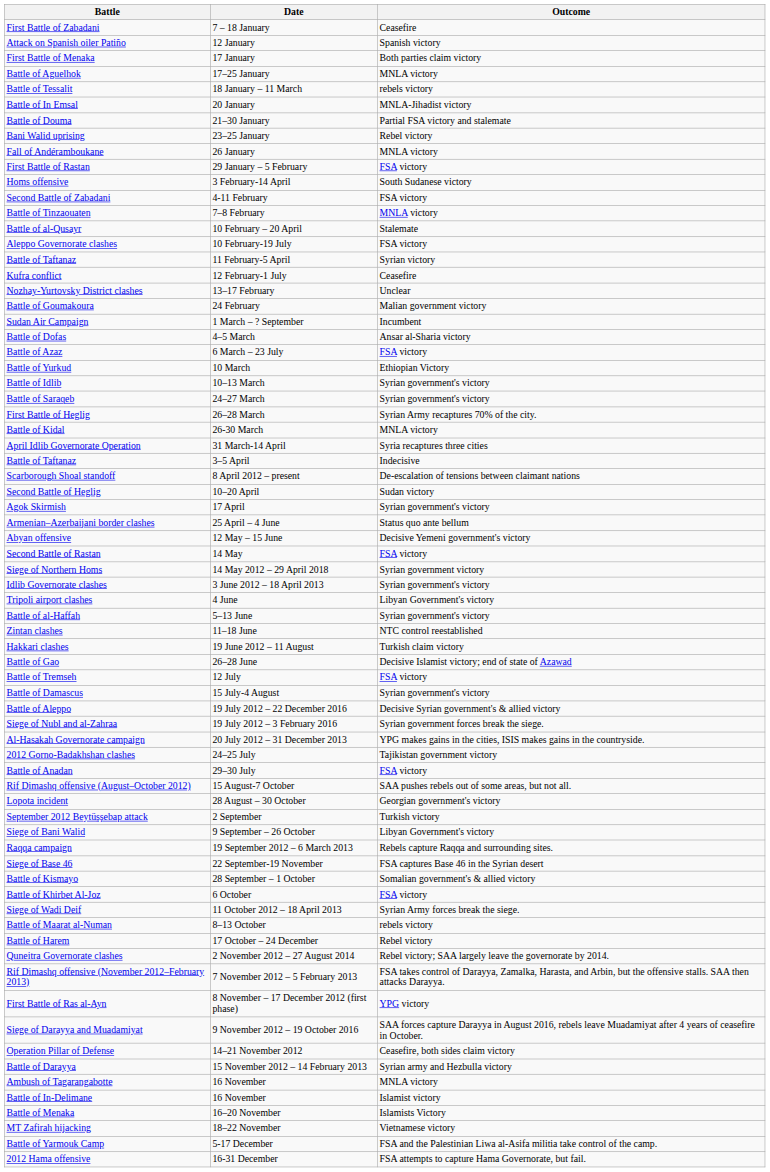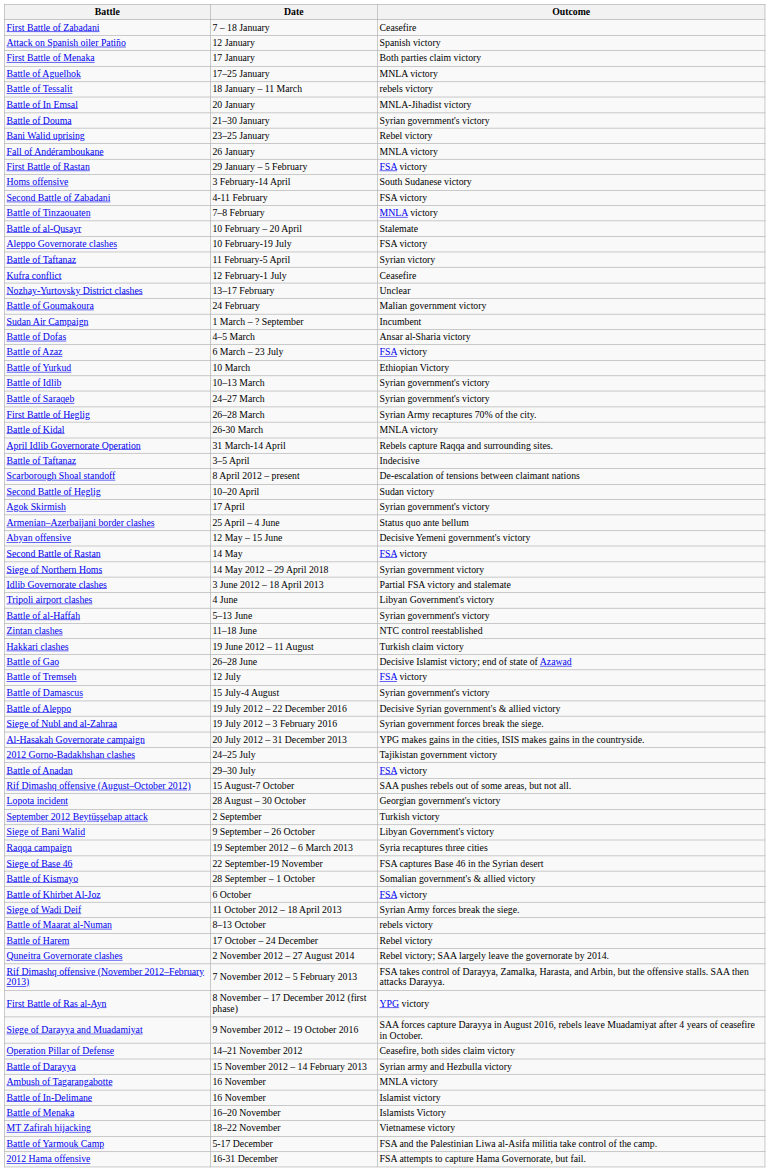(445, 120) Partial FSA victory and stalemate -> (435, 120) Syrian government's victory
(434, 445) Syria recaptures three cities -> (466, 445) Rebels capture Raqqa and surrounding sites.
(435, 584) Syrian government's victory -> (445, 584) Partial FSA victory and stalemate
(466, 848) Rebels capture Raqqa and surrounding sites. -> (434, 848) Syria recaptures three cities
